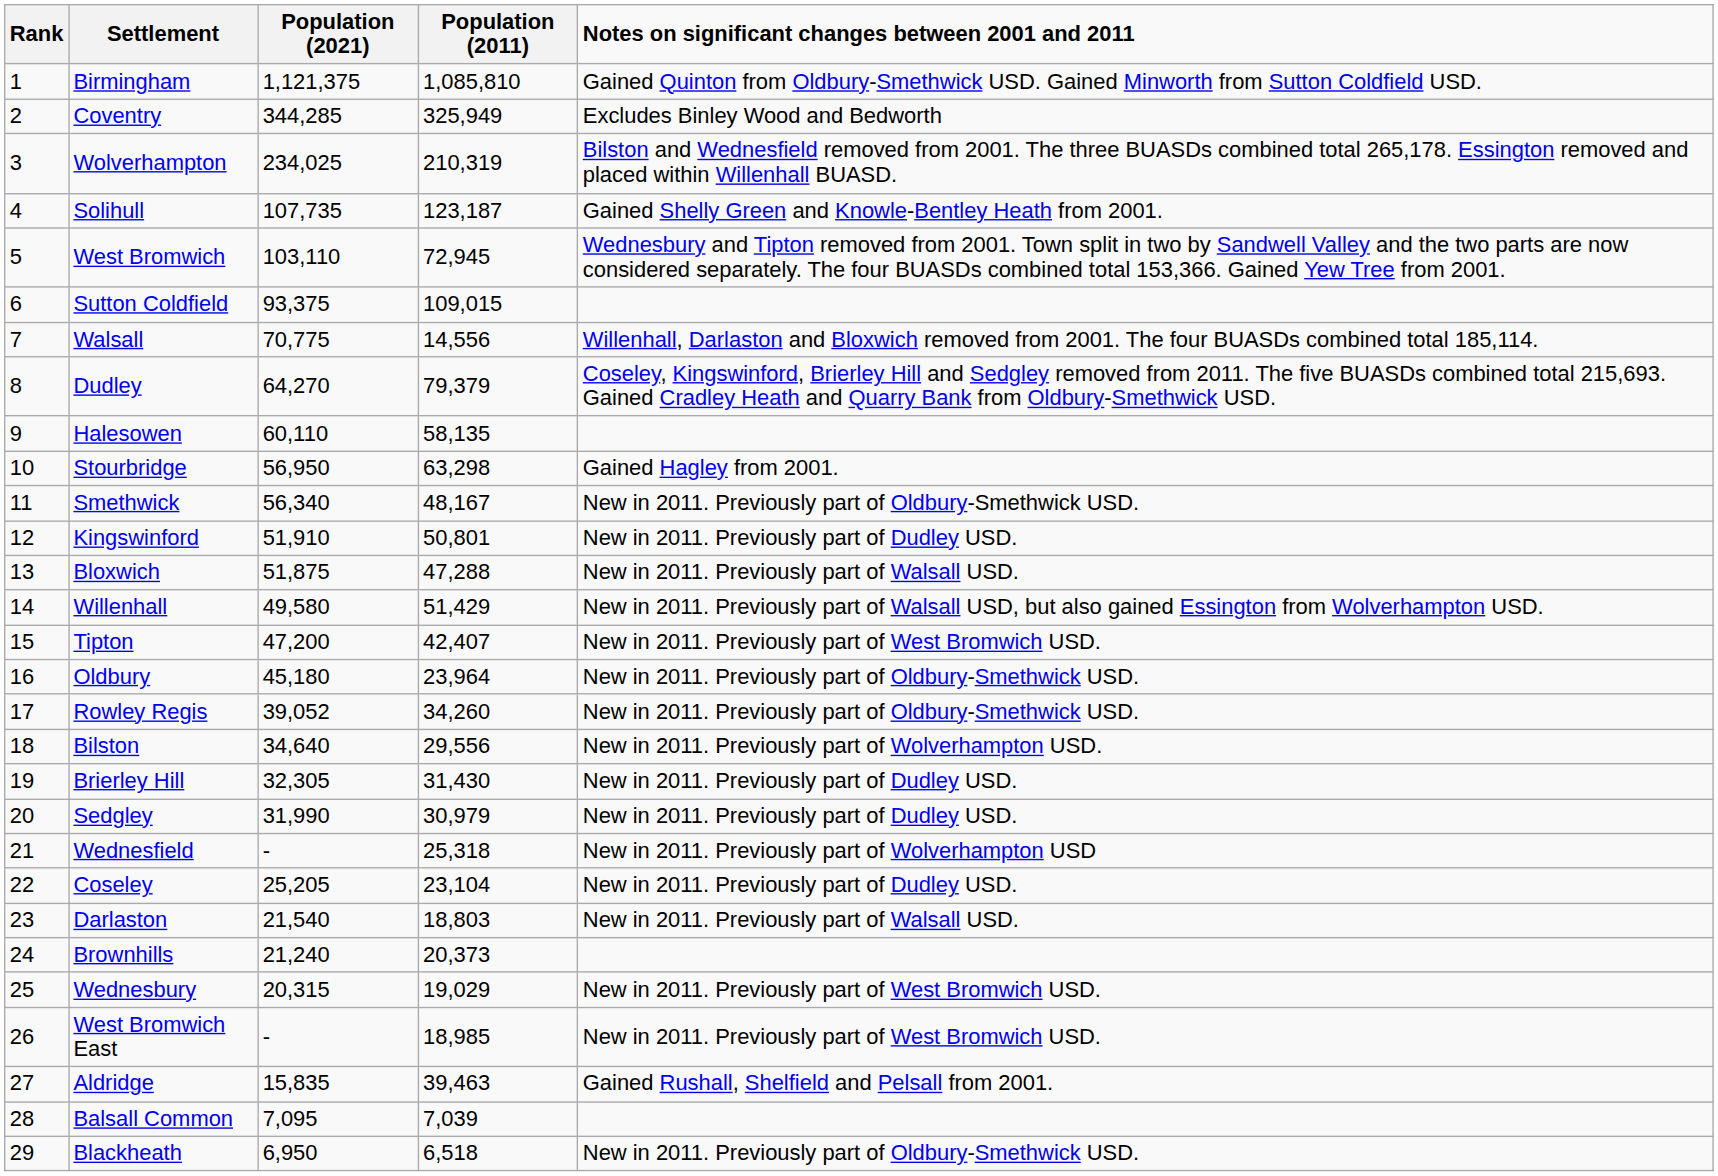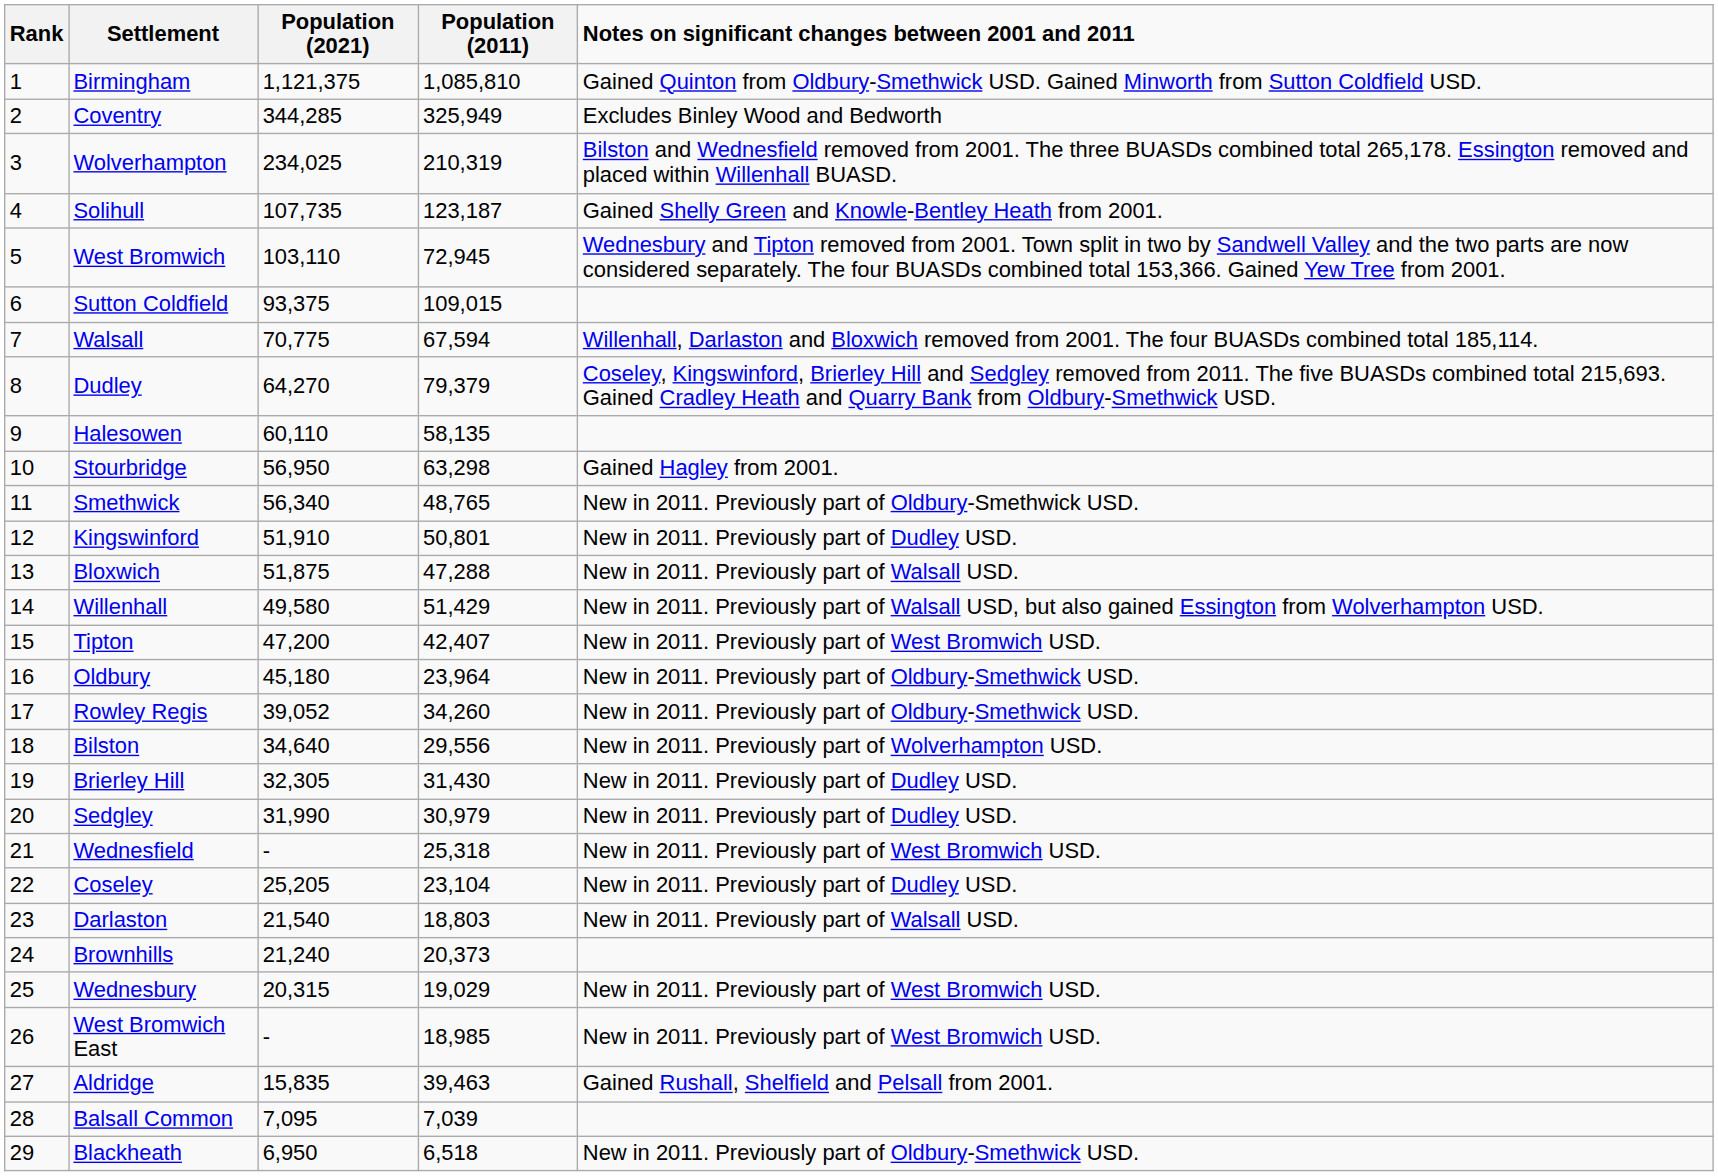(457, 339) 14,556 -> (457, 339) 67,594
(457, 502) 48,167 -> (457, 502) 48,765
(839, 850) New in 2011. Previously part of Wolverhampton USD -> (842, 850) New in 2011. Previously part of West Bromwich USD.
